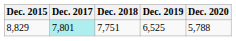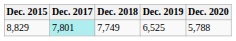(108, 28) 7,751 -> (108, 28) 7,749
